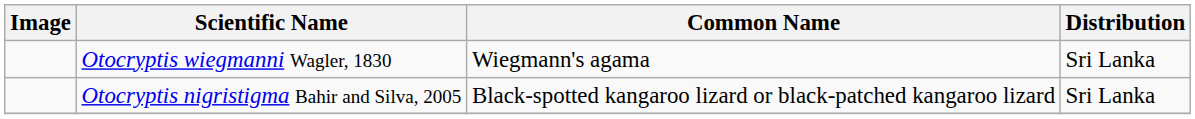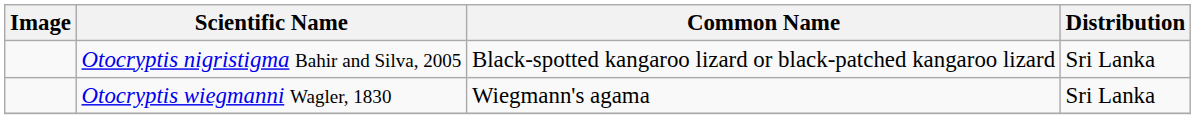rows swapped: (271, 95) <-> (236, 58)
